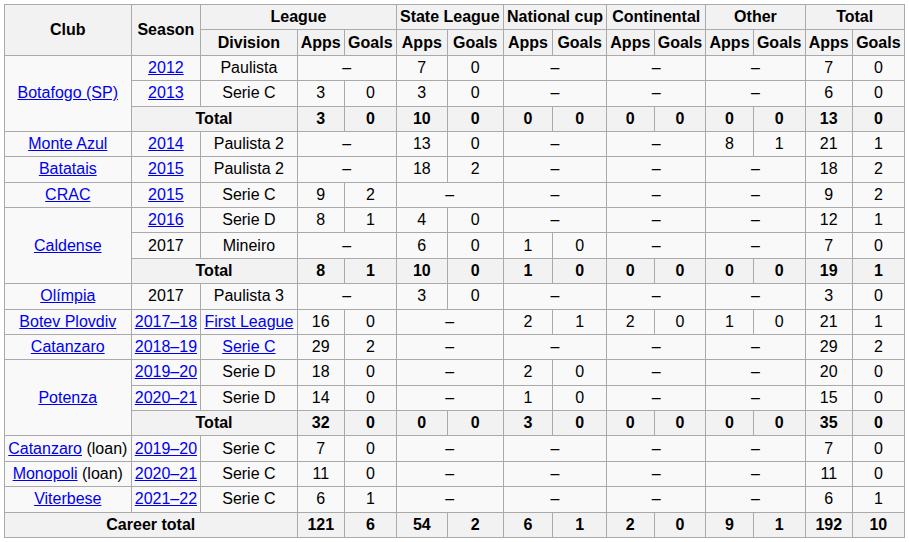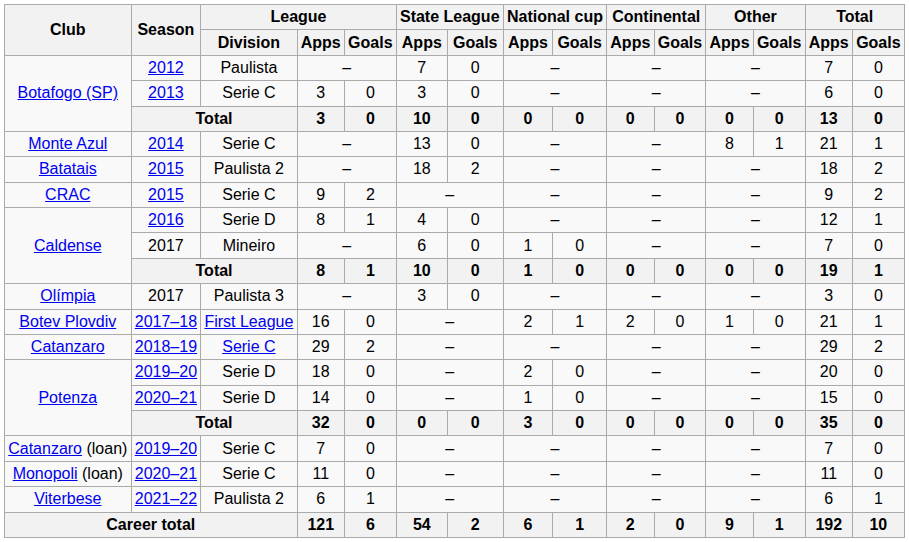(249, 144) Paulista 2 -> (249, 144) Serie C
(249, 499) Serie C -> (249, 499) Paulista 2
